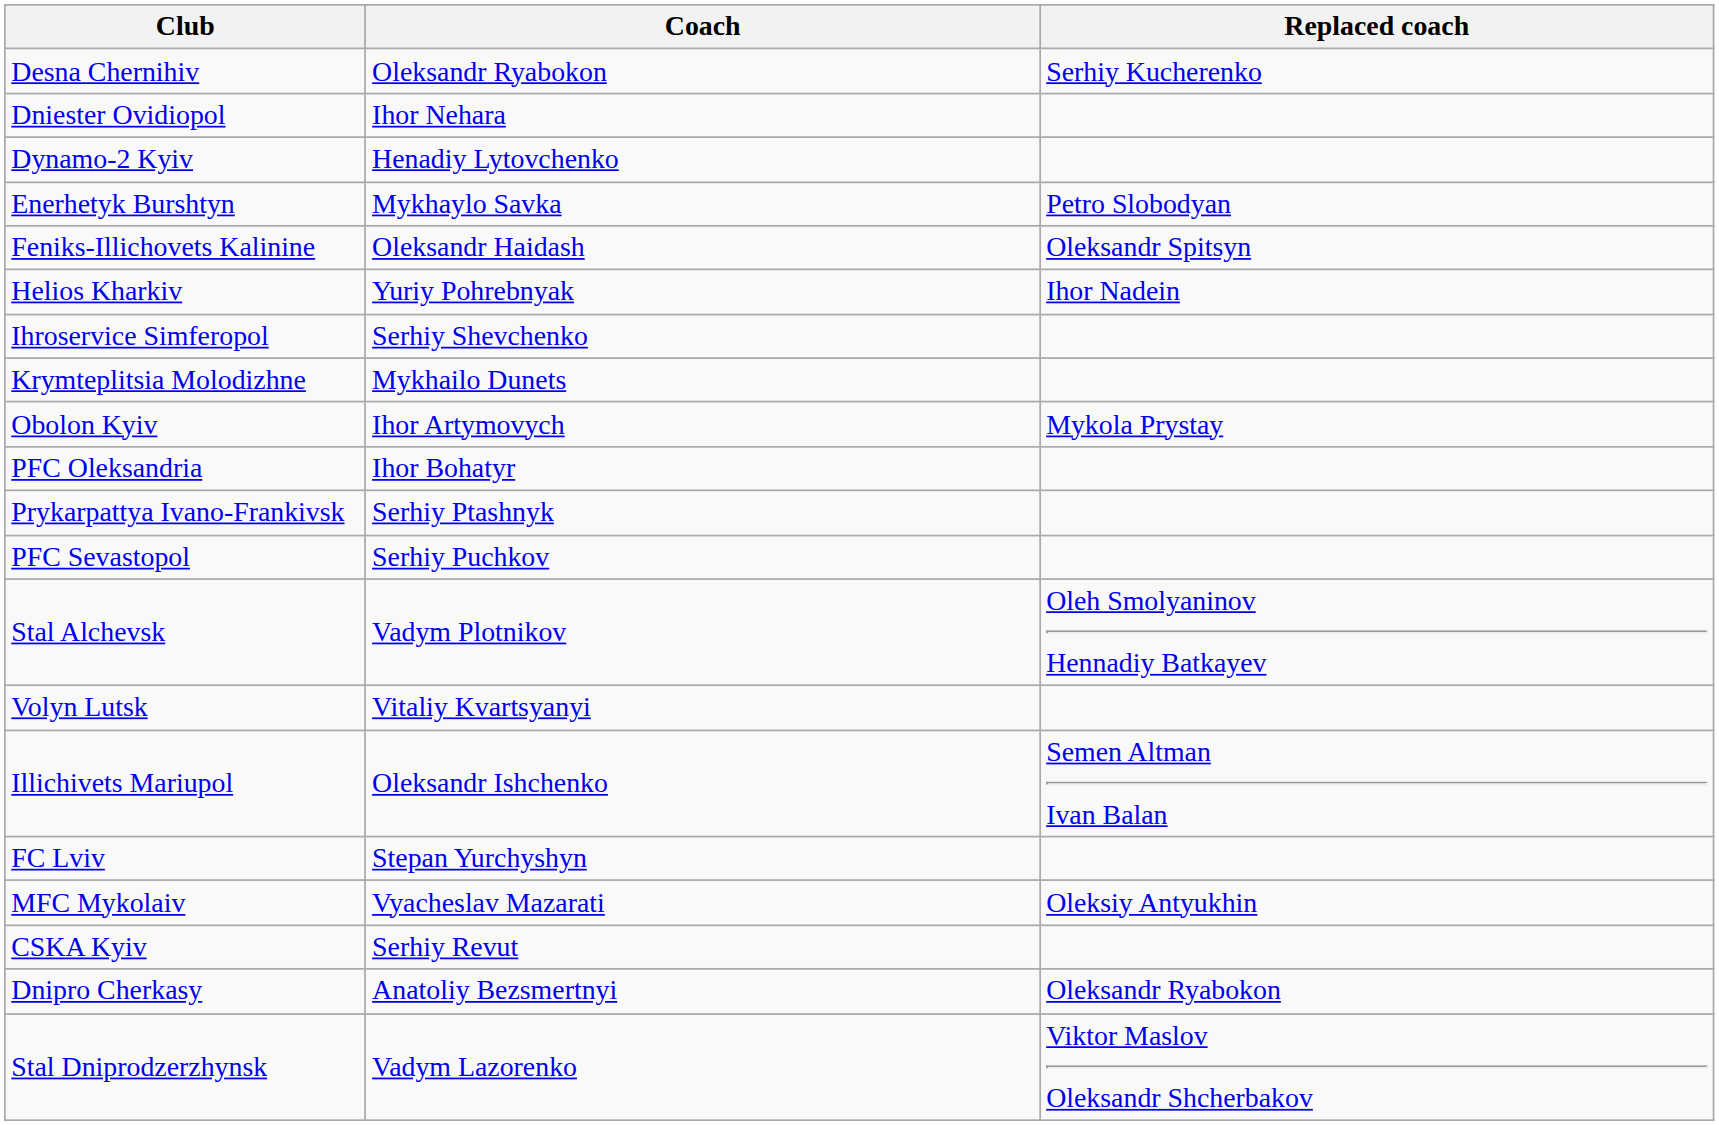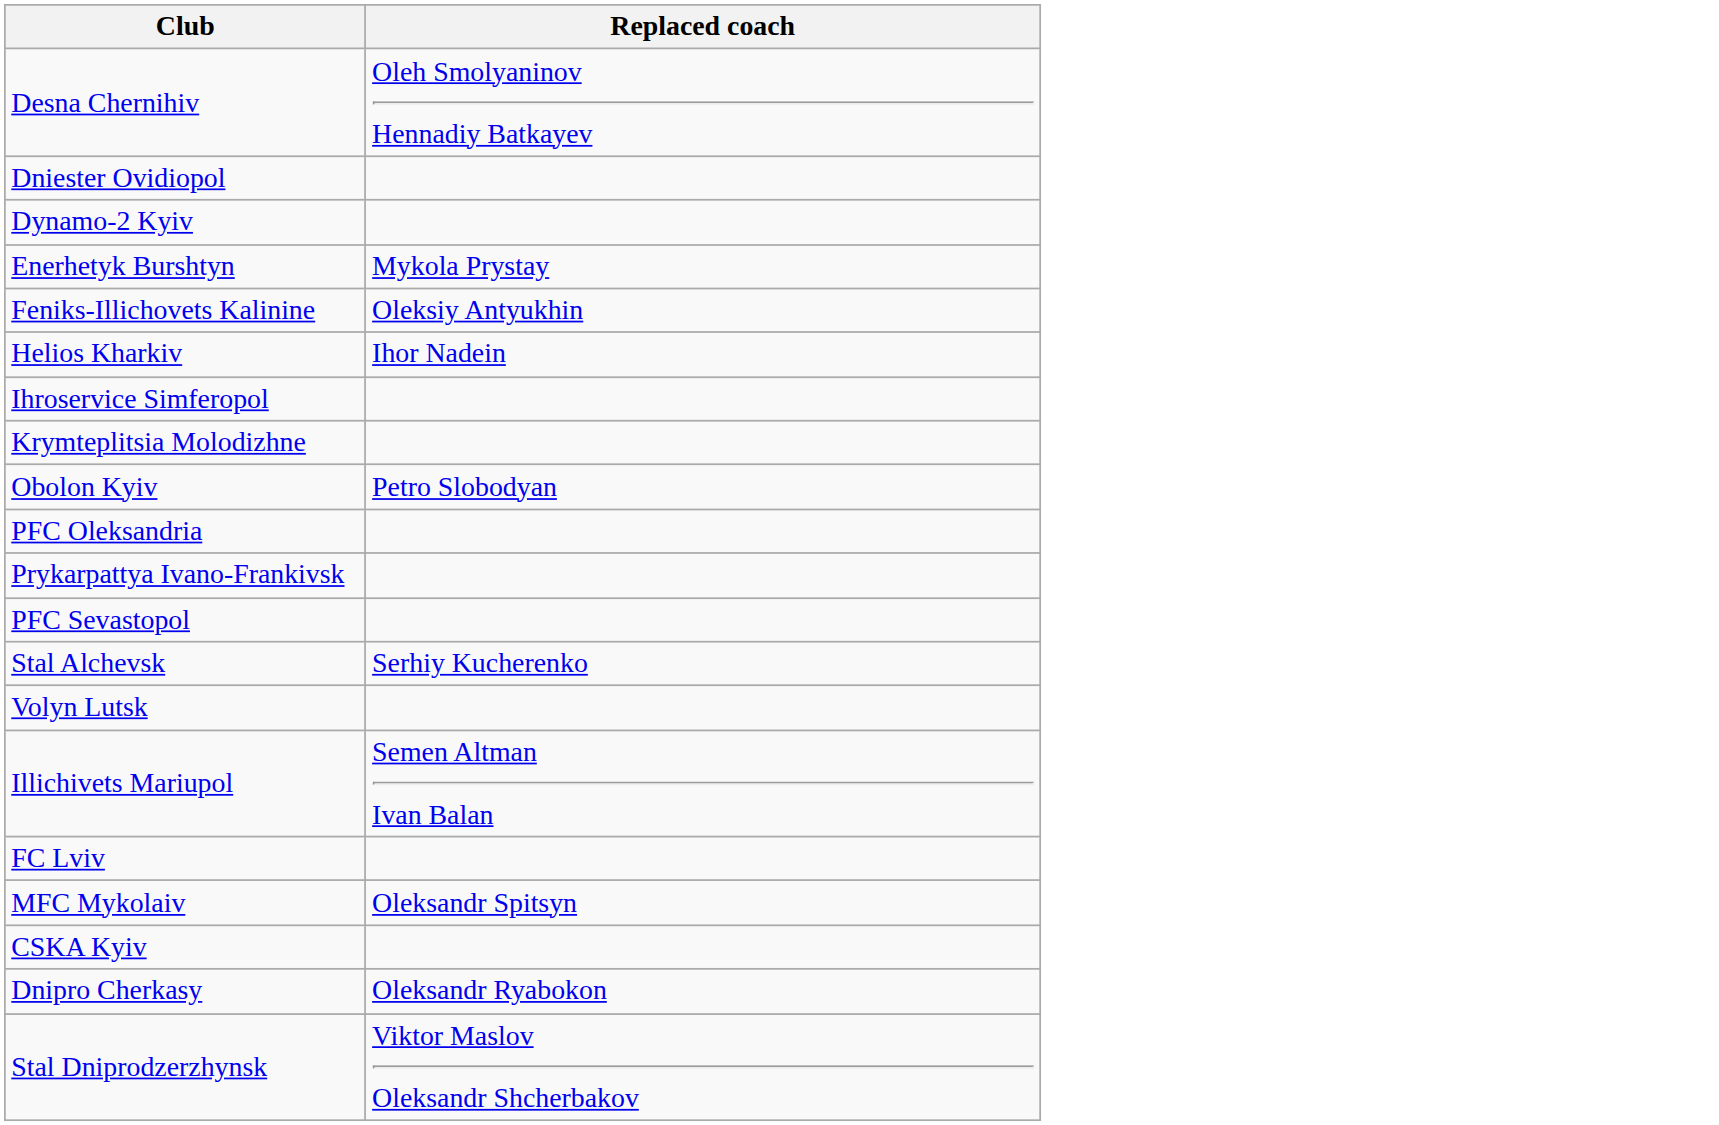- column: (703, 26)
(1154, 70) Serhiy Kucherenko -> (703, 102) Oleh Smolyaninov Hennadiy Batkayev
(1139, 203) Petro Slobodyan -> (461, 265) Mykola Prystay
(1149, 247) Oleksandr Spitsyn -> (478, 309) Oleksiy Antyukhin
(1135, 423) Mykola Prystay -> (465, 486) Petro Slobodyan
(1377, 631) Oleh Smolyaninov Hennadiy Batkayev -> (480, 663) Serhiy Kucherenko
(1152, 902) Oleksiy Antyukhin -> (475, 902) Oleksandr Spitsyn
